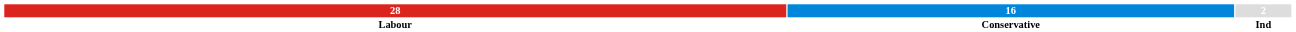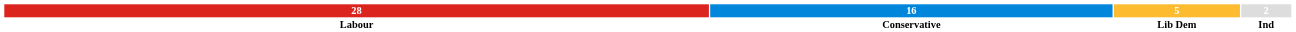+ column: (1177, 10)
